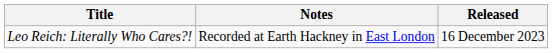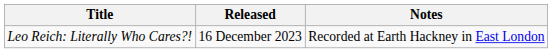columns swapped: (493, 15) <-> (317, 15)
